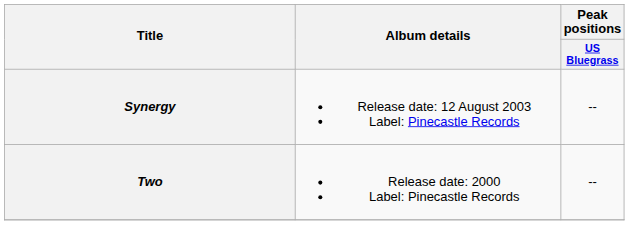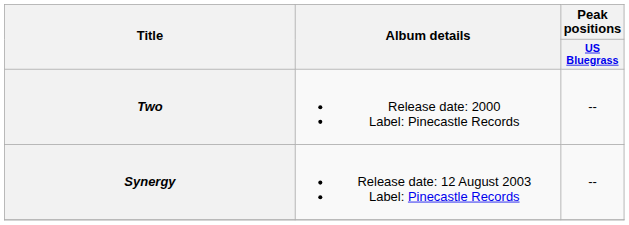rows swapped: (150, 106) <-> (150, 182)
